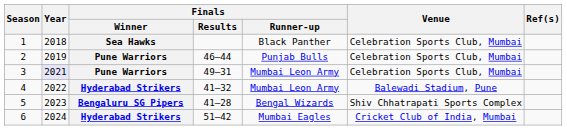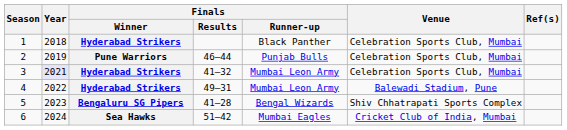(131, 42) Sea Hawks -> (131, 42) Hyderabad Strikers
(131, 72) Pune Warriors -> (131, 72) Hyderabad Strikers
(218, 72) 49–31 -> (218, 72) 41–32
(218, 87) 41–32 -> (218, 87) 49–31
(131, 117) Hyderabad Strikers -> (131, 117) Sea Hawks
